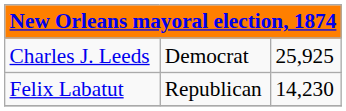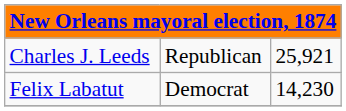(207, 55) Democrat -> (213, 55) Republican
(305, 55) 25,925 -> (305, 55) 25,921
(213, 88) Republican -> (207, 88) Democrat
